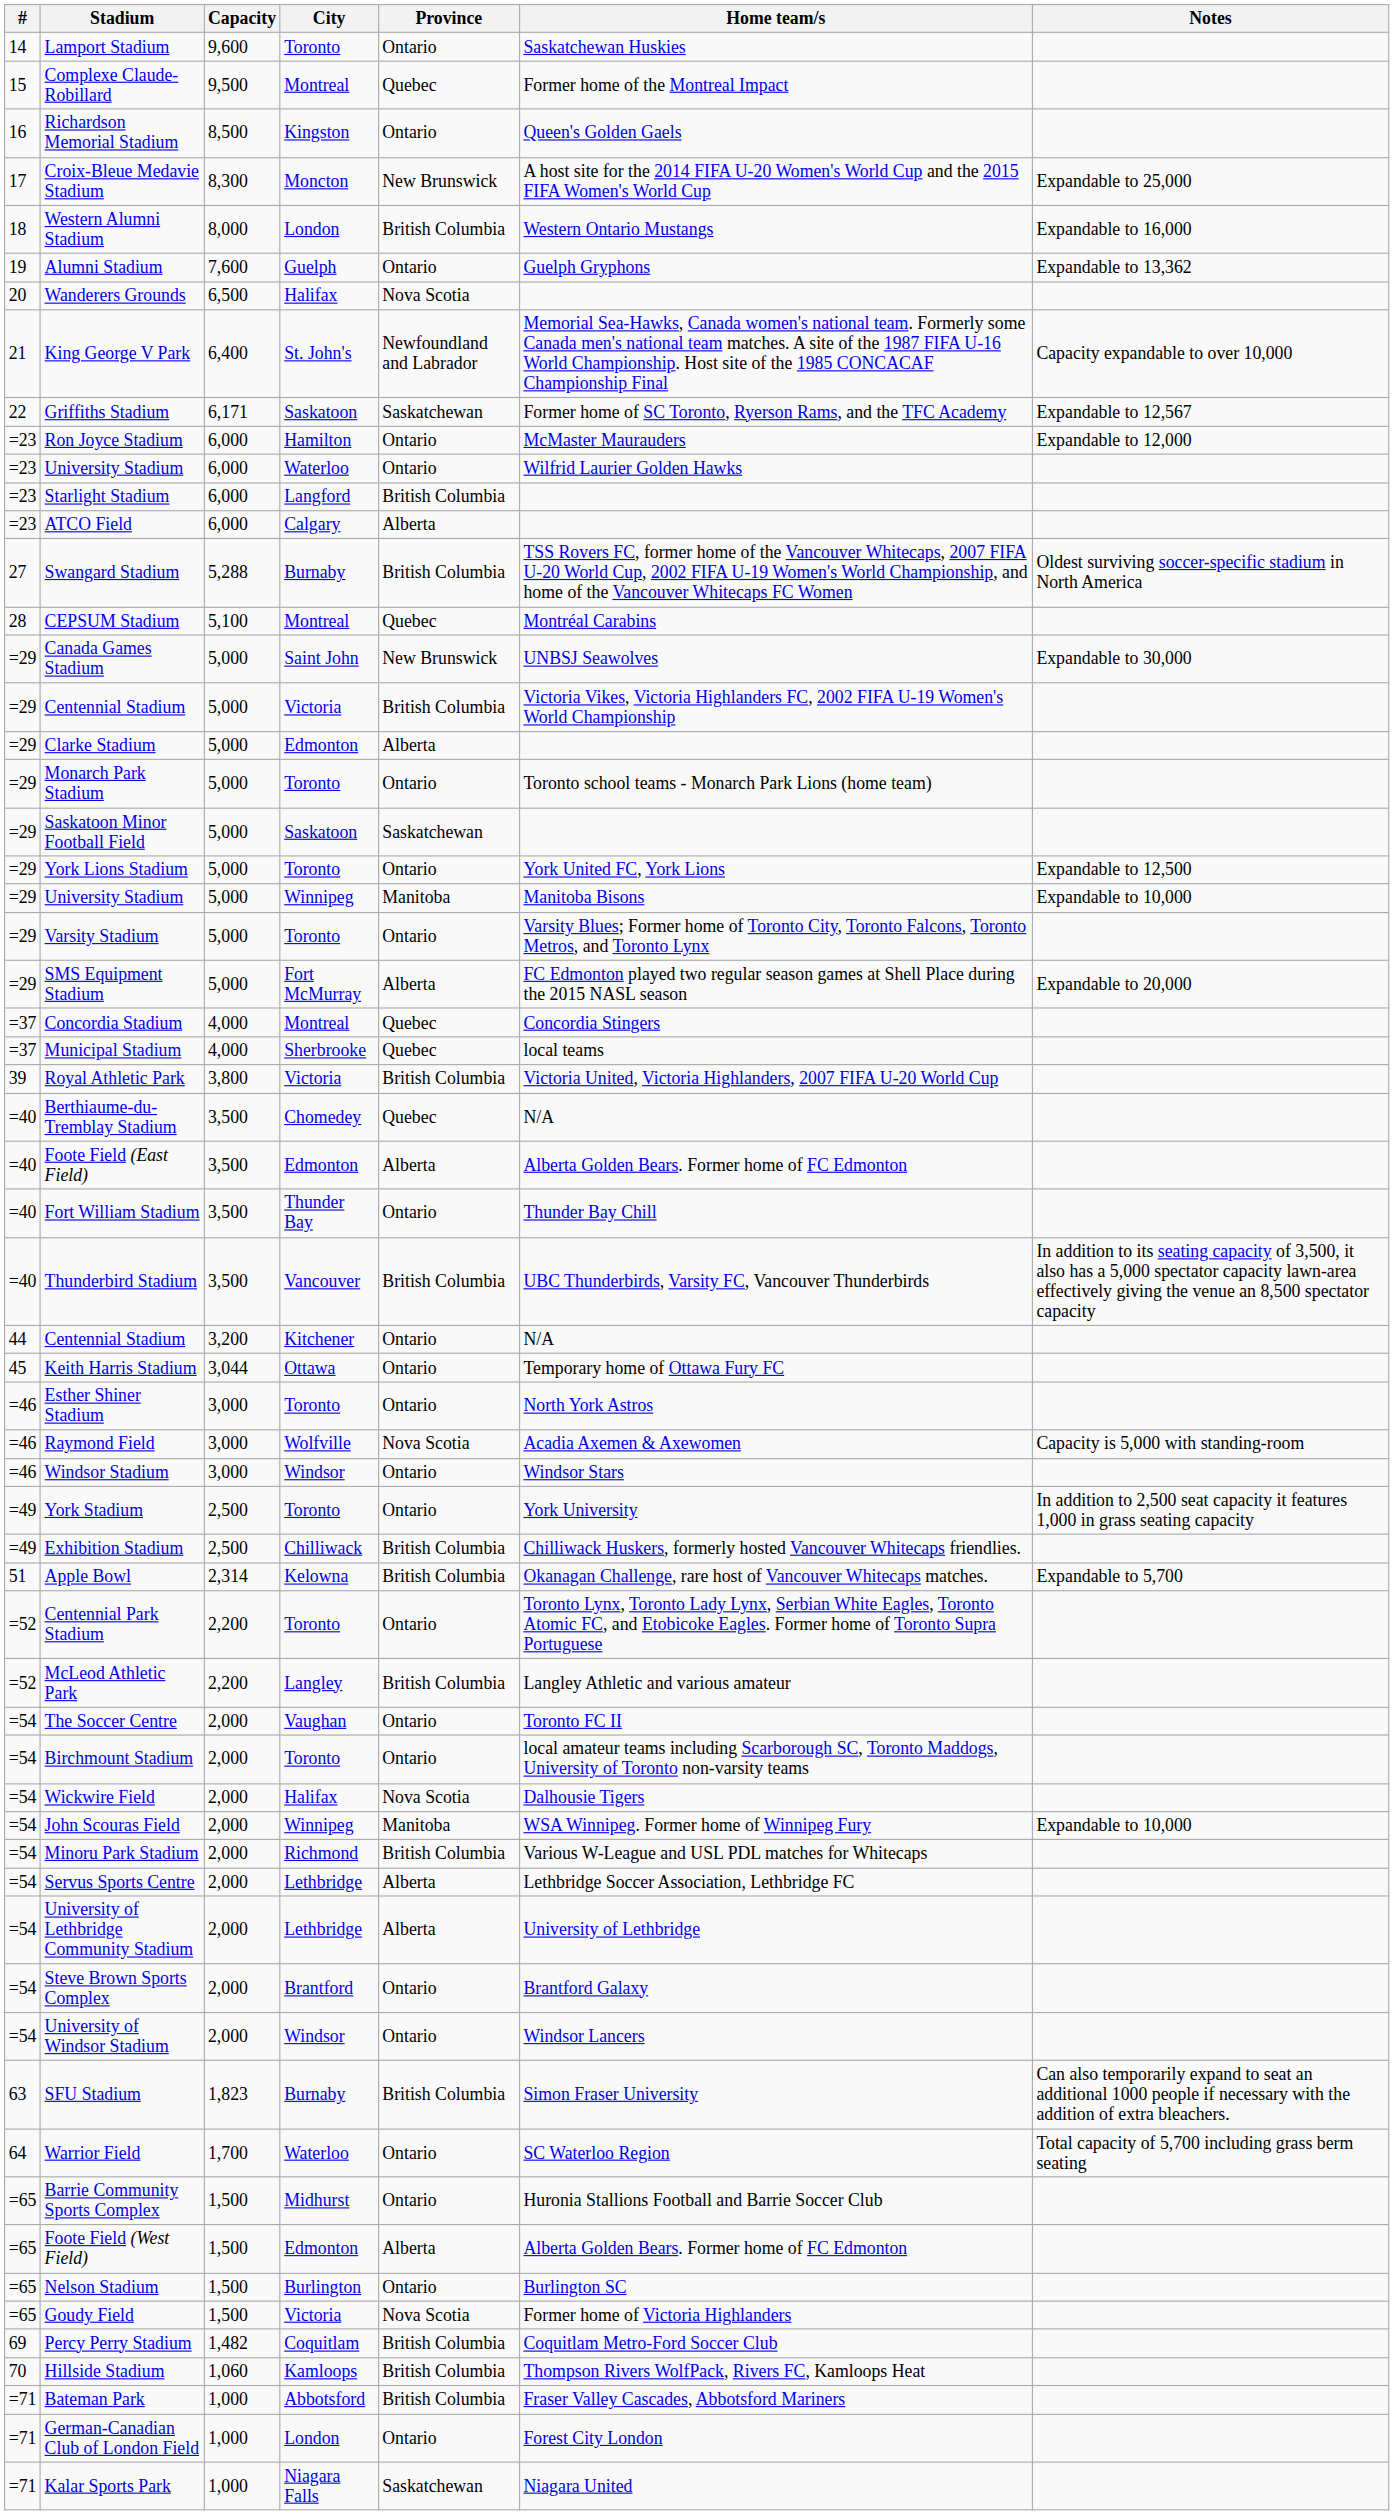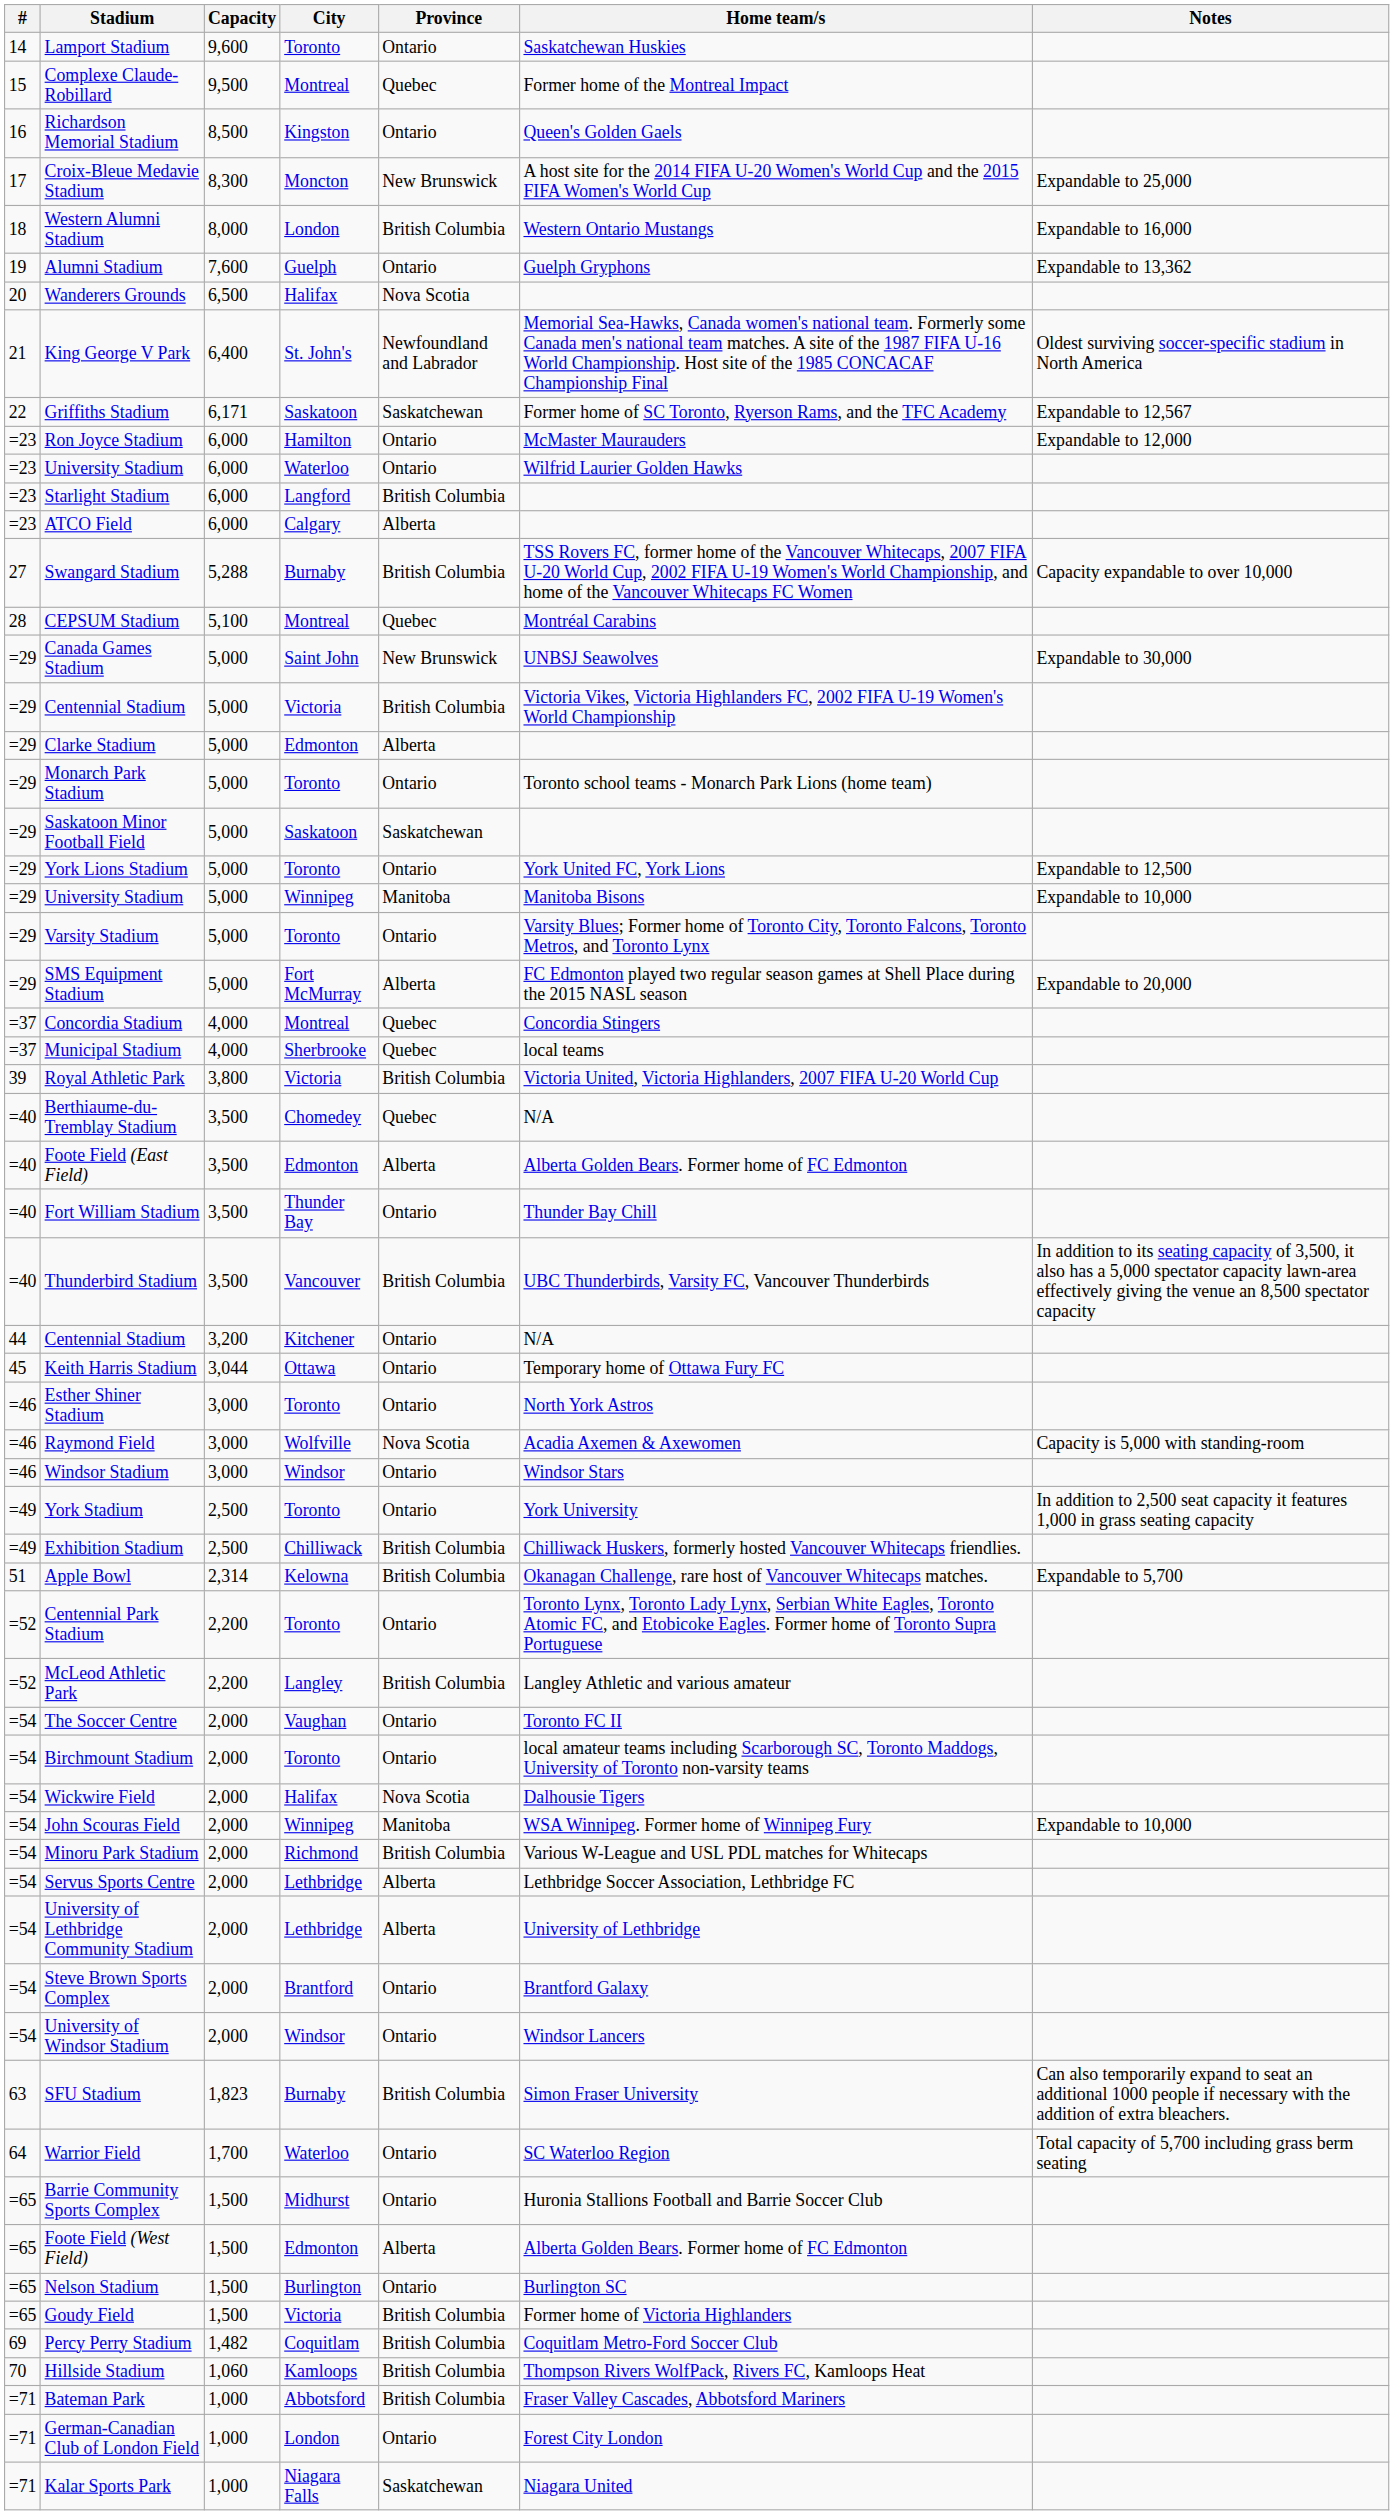(1164, 353) Capacity expandable to over 10,000 -> (1190, 353) Oldest surviving soccer-specific stadium in North America
(1190, 572) Oldest surviving soccer-specific stadium in North America -> (1164, 572) Capacity expandable to over 10,000
(426, 2315) Nova Scotia -> (444, 2315) British Columbia
